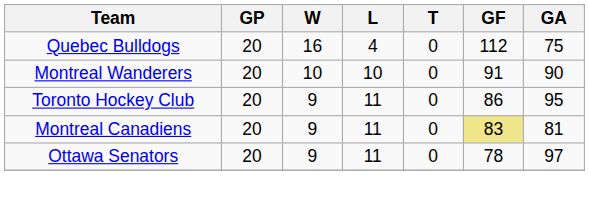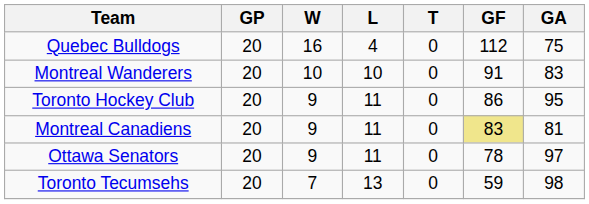(554, 73) 90 -> (554, 73) 83
+ row: (113, 184)
